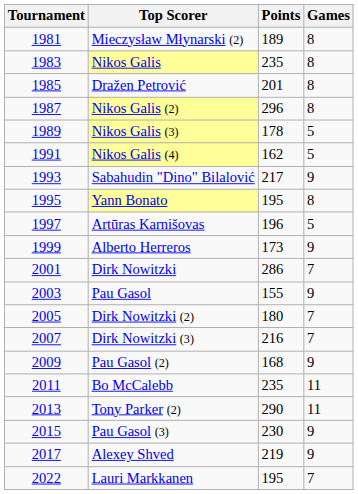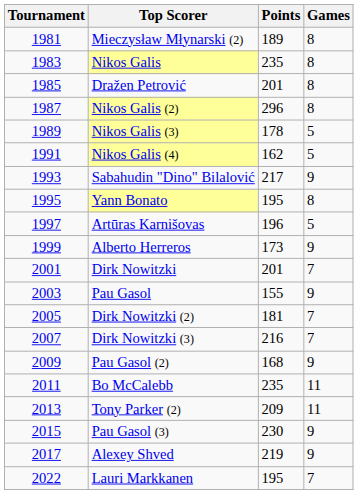(272, 270) 286 -> (272, 270) 201
(272, 316) 180 -> (272, 316) 181
(272, 408) 290 -> (272, 408) 209
